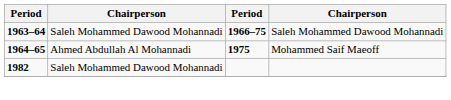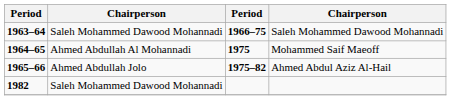+ row: (26, 68)
